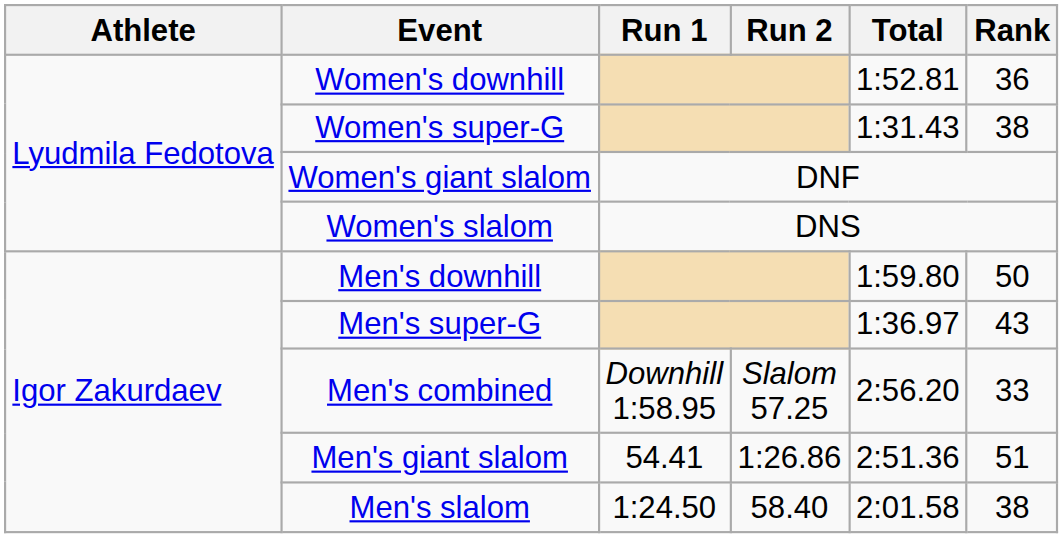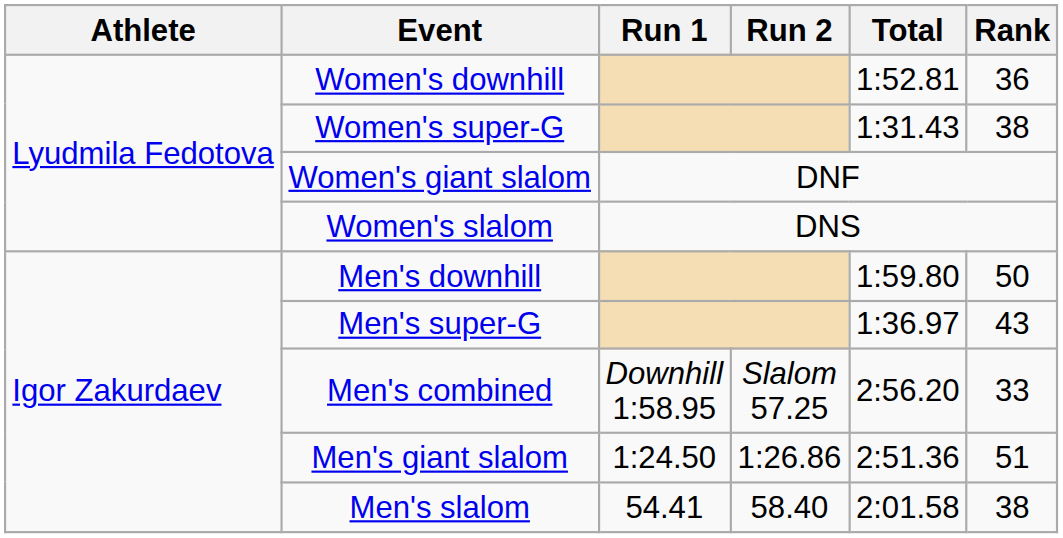(664, 458) 54.41 -> (664, 458) 1:24.50
(664, 507) 1:24.50 -> (664, 507) 54.41
